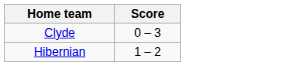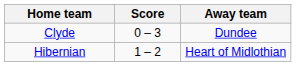+ column: (236, 14)
